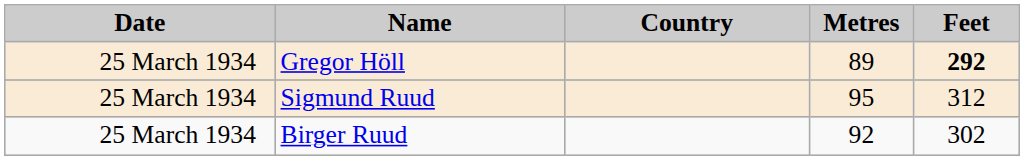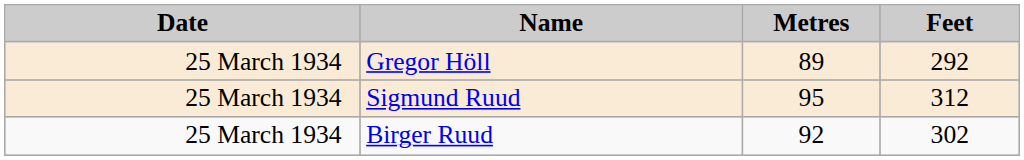- column: (687, 23)
(966, 60) bold -> (950, 60) normal
